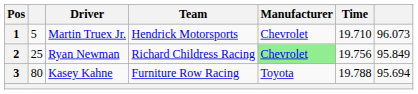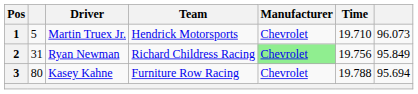(37, 54) 25 -> (37, 54) 31
(277, 73) Toyota -> (284, 73) Chevrolet
